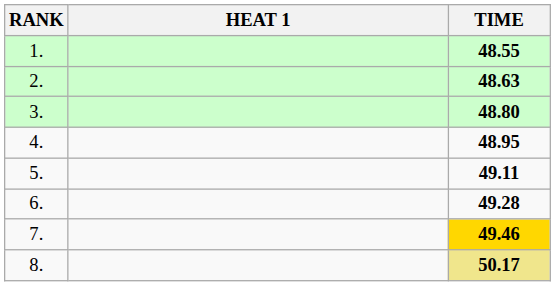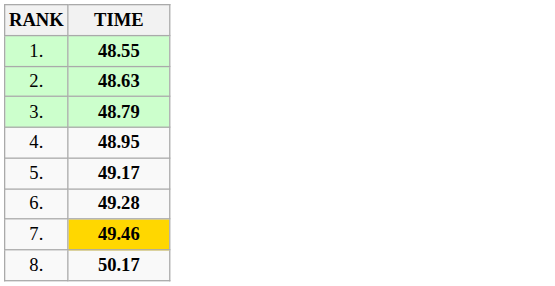- column: (258, 20)
(499, 112) 48.80 -> (119, 112) 48.79
(499, 173) 49.11 -> (119, 173) 49.17
(499, 265) khaki background -> (119, 265) no background
